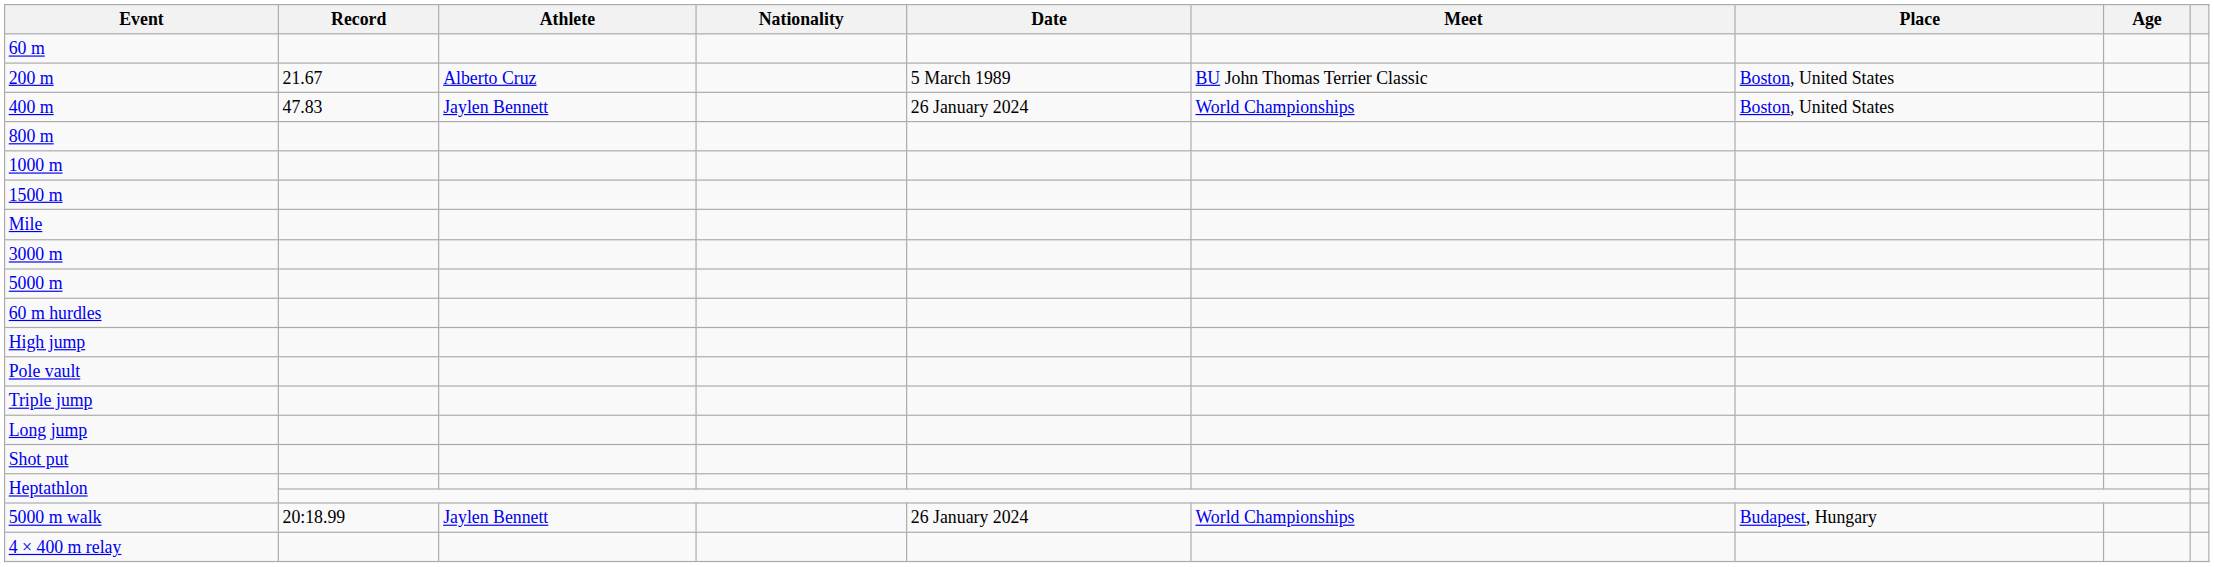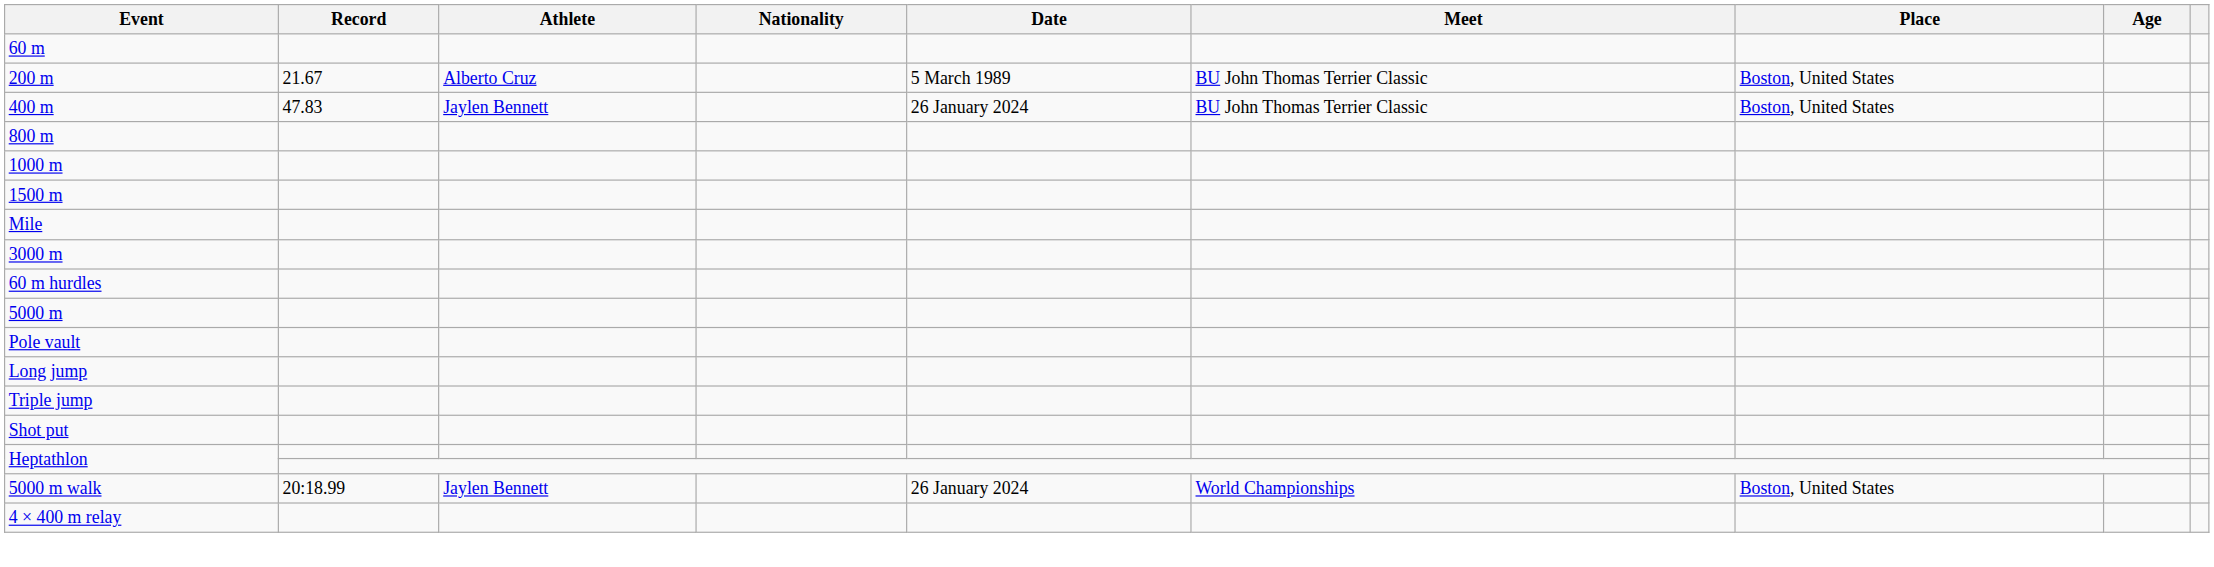(1275, 107) World Championships -> (1312, 107) BU John Thomas Terrier Classic
rows swapped: (36, 283) <-> (55, 312)
- row: (47, 341)
rows swapped: (48, 429) <-> (51, 400)
(1808, 517) Budapest, Hungary -> (1817, 488) Boston, United States
